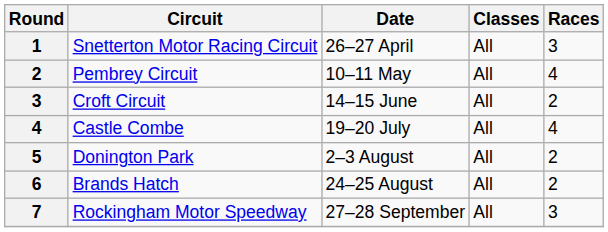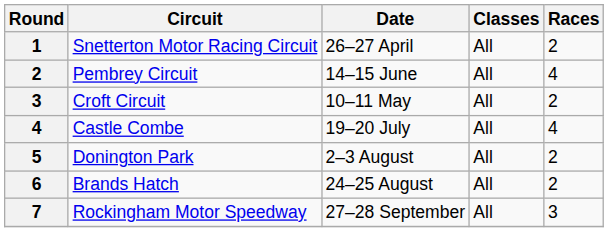(553, 46) 3 -> (553, 46) 2
(368, 73) 10–11 May -> (371, 73) 14–15 June
(371, 101) 14–15 June -> (368, 101) 10–11 May
